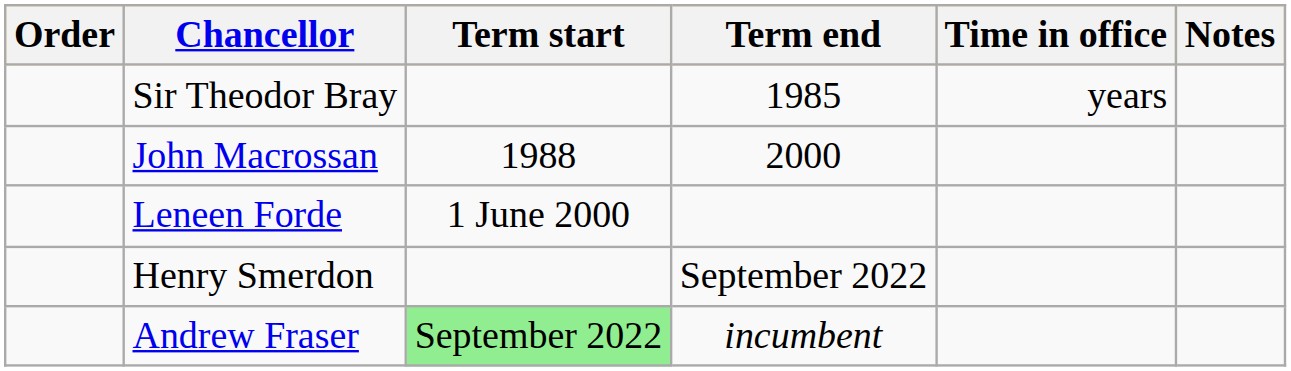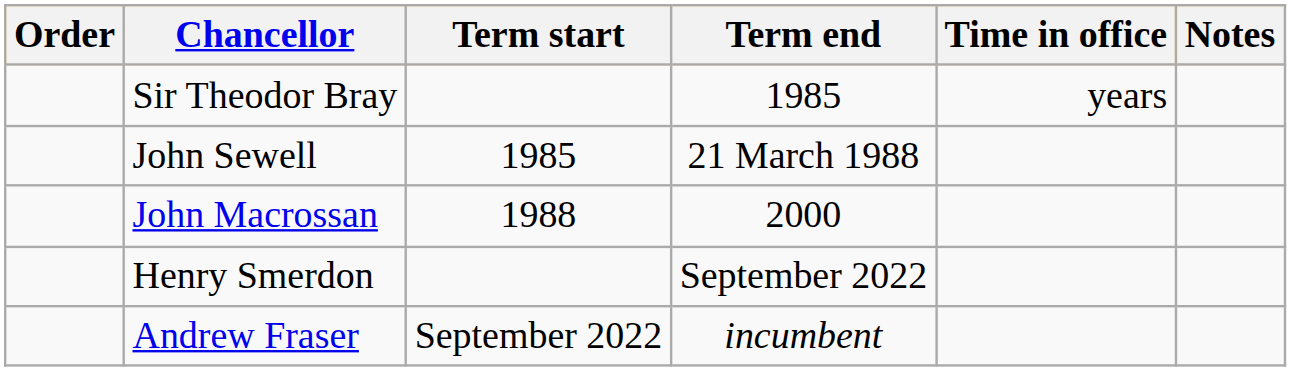+ row: (225, 154)
- row: (237, 214)
(538, 335) lightgreen background -> (538, 335) no background
